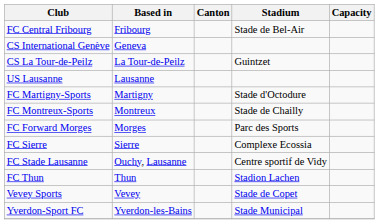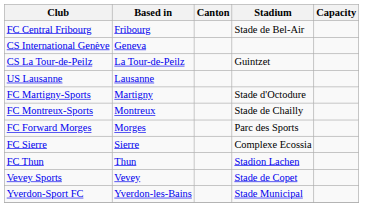- row: (47, 161)
